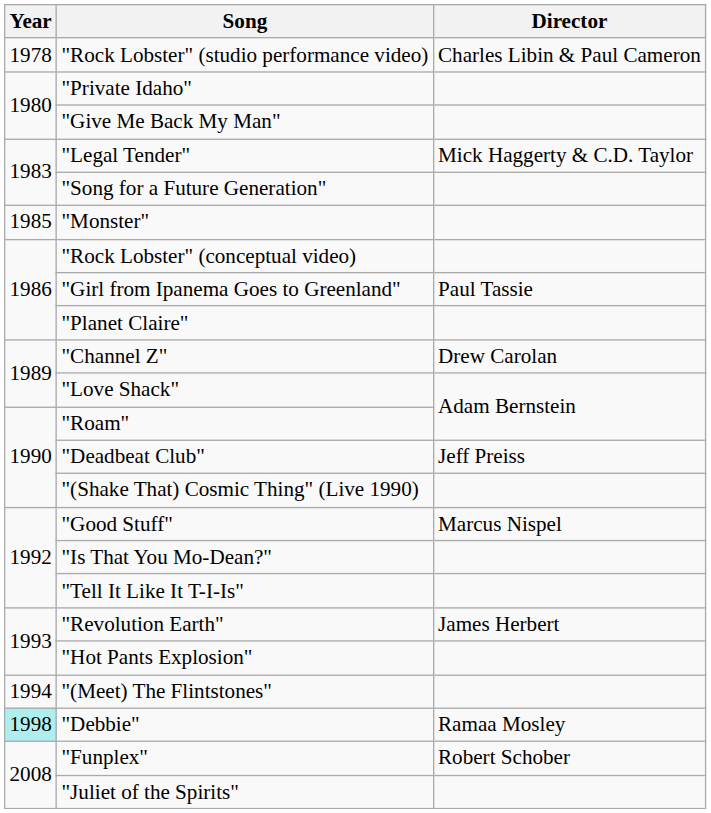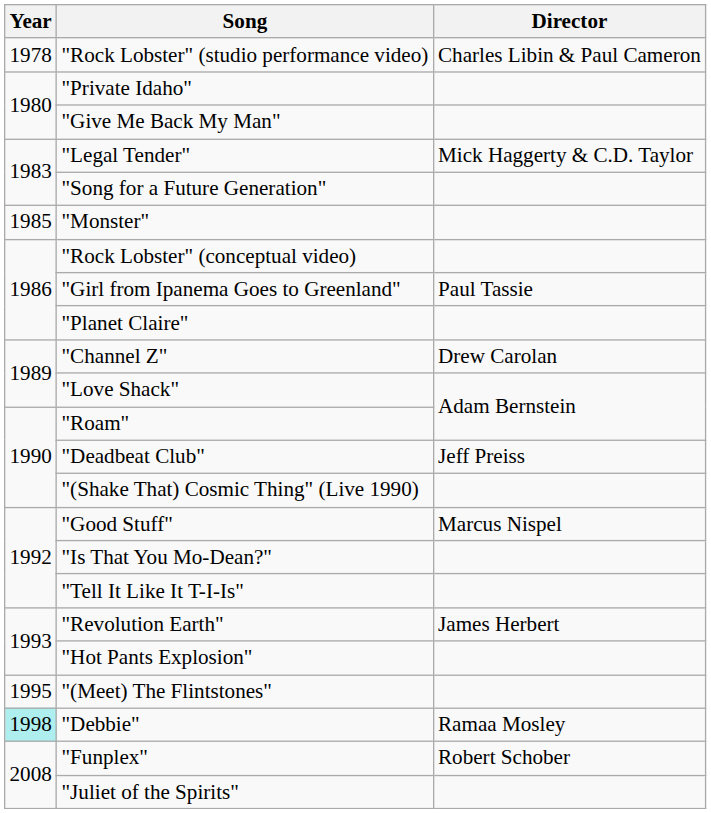(31, 691) 1994 -> (31, 691) 1995
